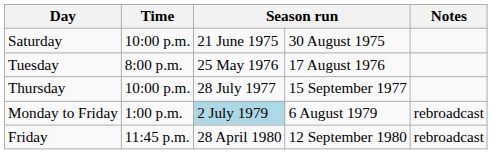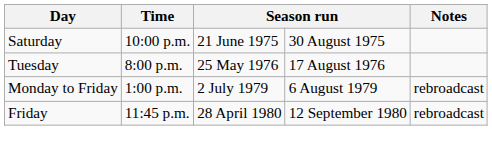- row: (37, 88)
(233, 112) lightblue background -> (233, 88) no background
